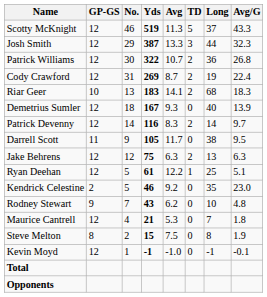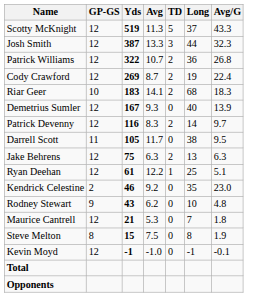- column: (132, 12)
